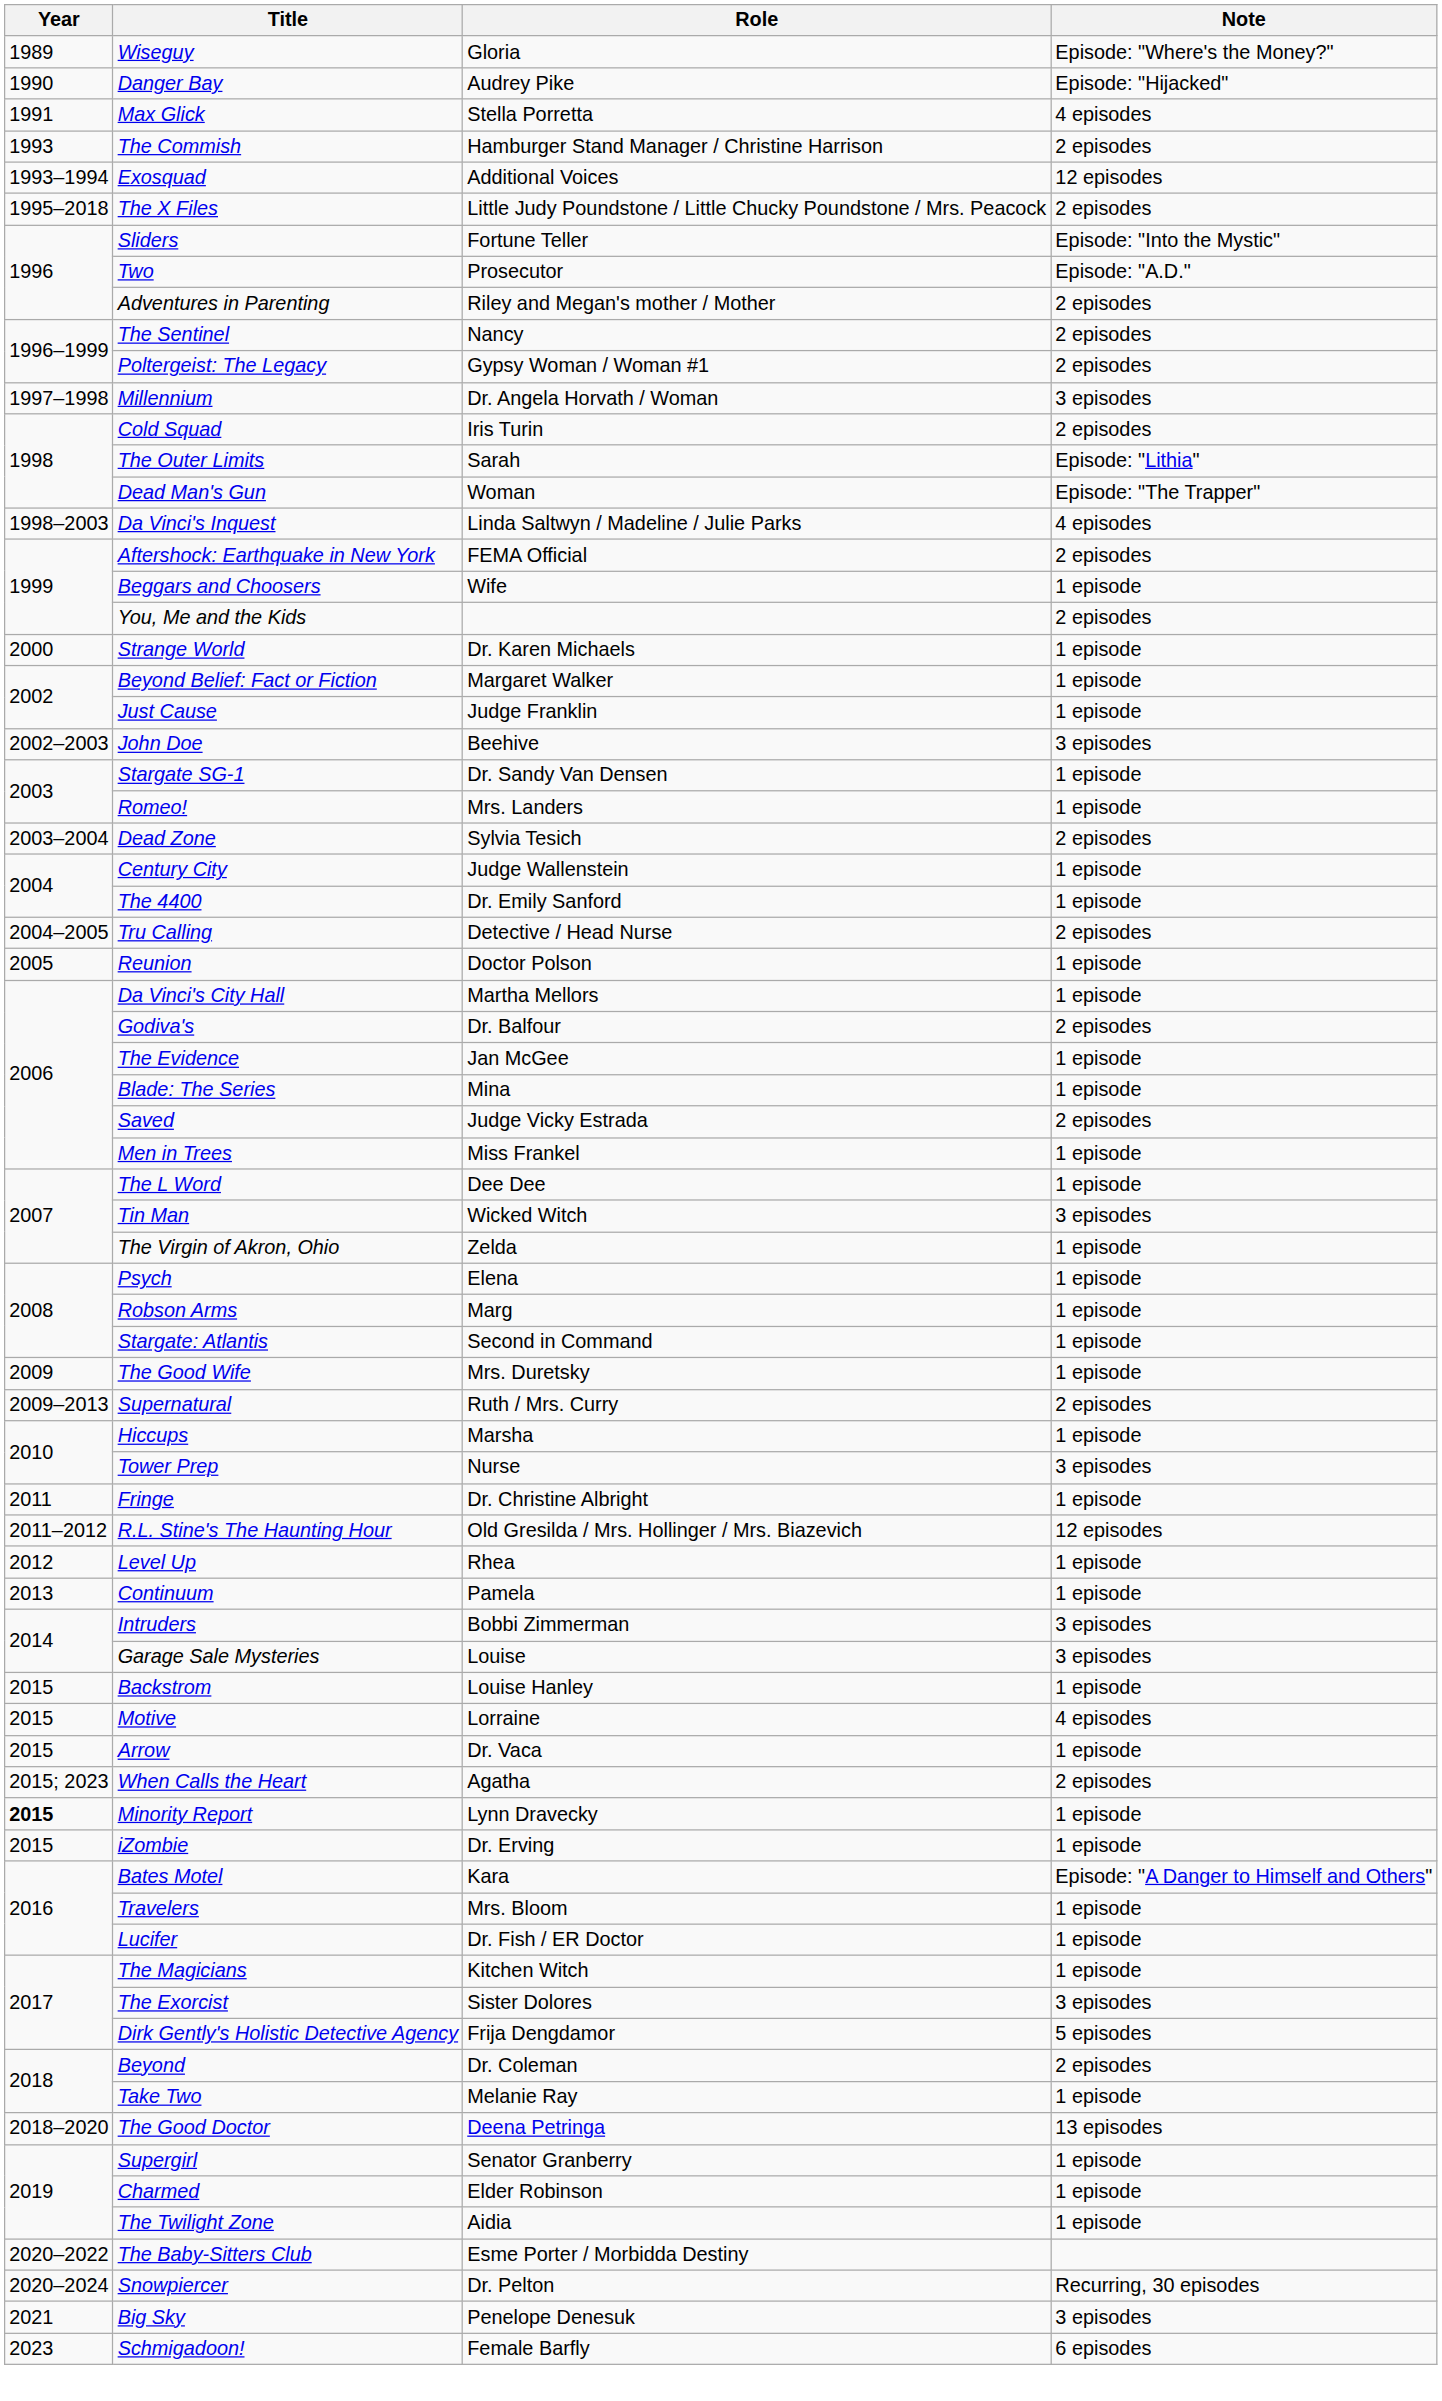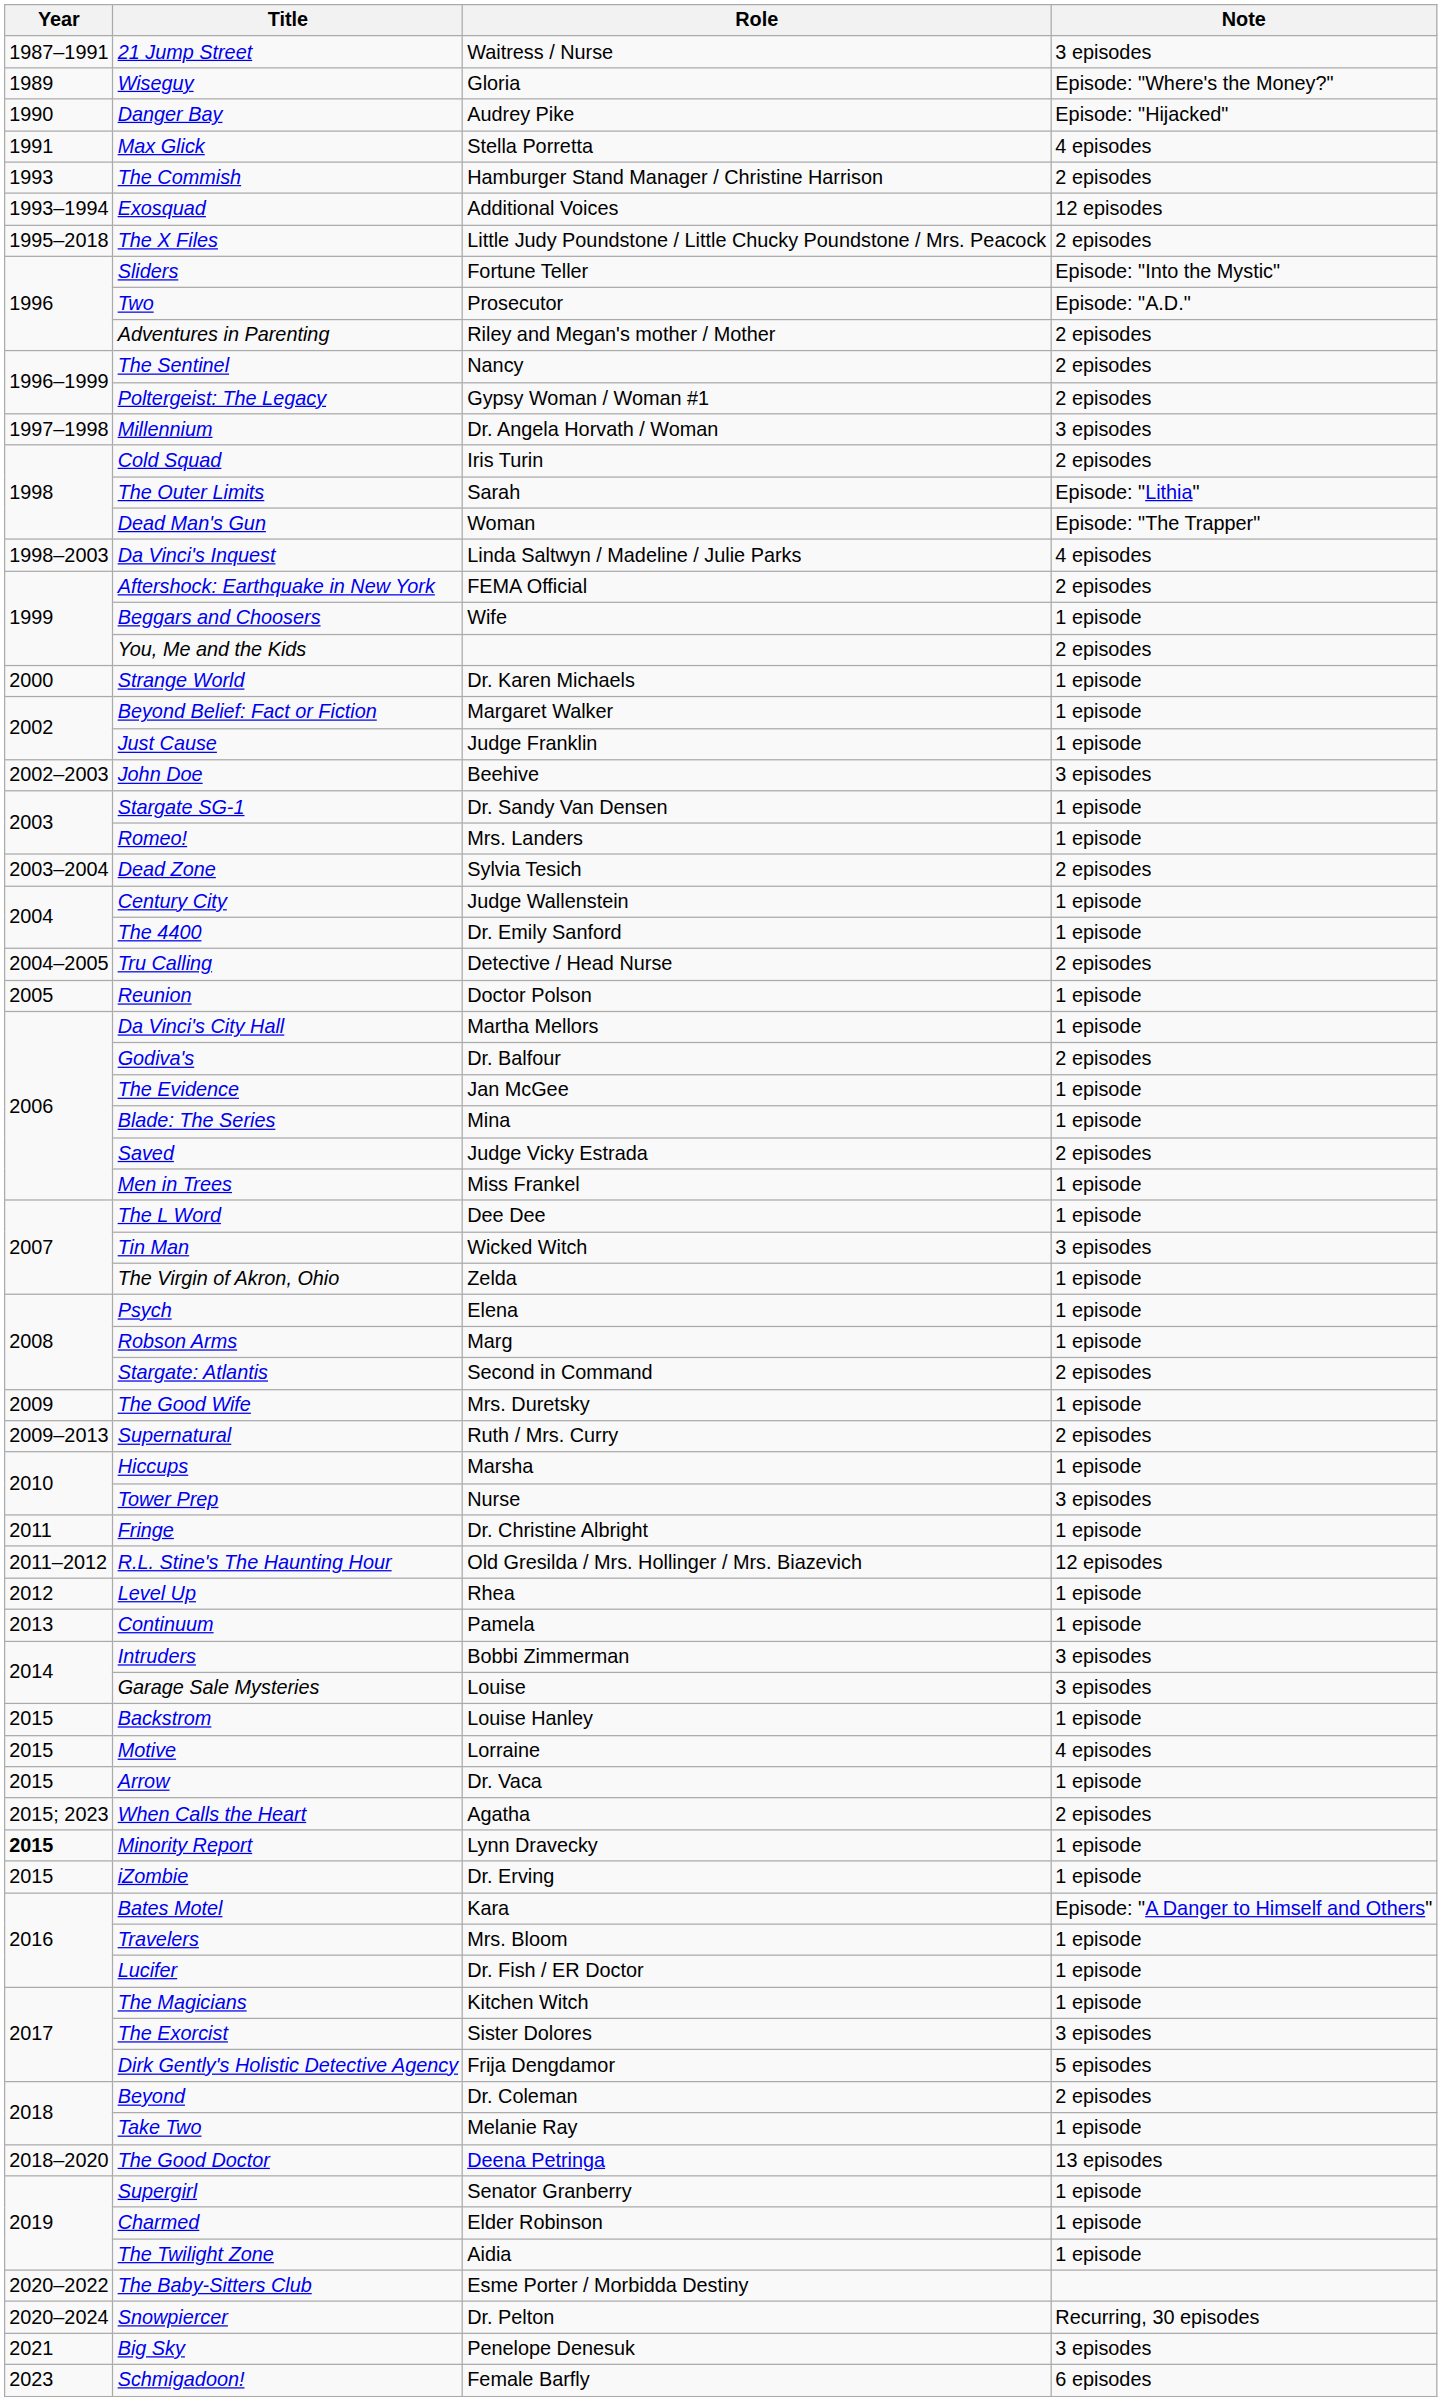+ row: (185, 51)
(1098, 1341) 1 episode -> (1103, 1373) 2 episodes
